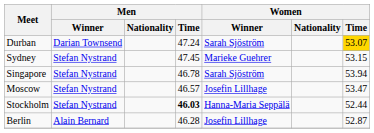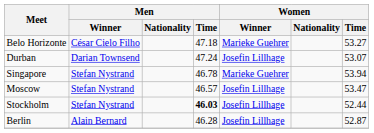+ row: (37, 43)
(234, 43) Sarah Sjöström -> (253, 58) Josefin Lillhage
(356, 43) gold background -> (355, 58) no background
- row: (21, 58)
(234, 74) Sarah Sjöström -> (255, 74) Marieke Guehrer
(247, 105) Hanna-Maria Seppälä -> (253, 105) Josefin Lillhage
